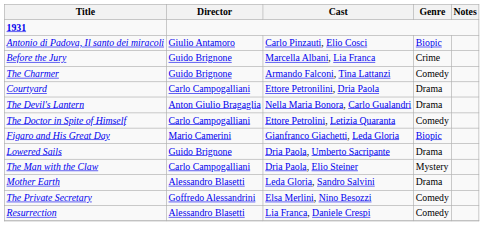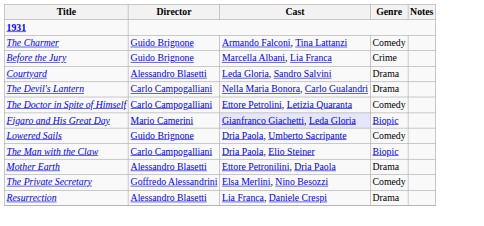- row: (85, 43)
rows swapped: (36, 58) <-> (33, 74)
(209, 89) Carlo Campogalliani -> (169, 74) Alessandro Blasetti
(322, 89) Ettore Petronilini, Dria Paola -> (277, 74) Leda Gloria, Sandro Salvini
(215, 105) Anton Giulio Bragaglia -> (171, 89) Carlo Campogalliani
(332, 136) no background -> (289, 120) lavender background
(429, 151) Drama -> (389, 136) Comedy
(432, 167) Mystery -> (386, 151) Biopic
(320, 182) Leda Gloria, Sandro Salvini -> (279, 167) Ettore Petronilini, Dria Paola
(432, 213) Comedy -> (386, 197) Drama
